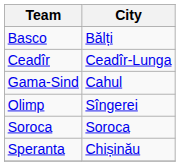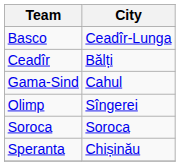(99, 37) Bălți -> (128, 37) Ceadîr-Lunga
(128, 60) Ceadîr-Lunga -> (99, 60) Bălți
